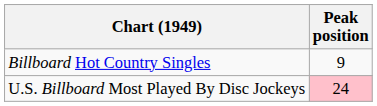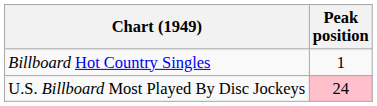(341, 62) 9 -> (341, 62) 1
